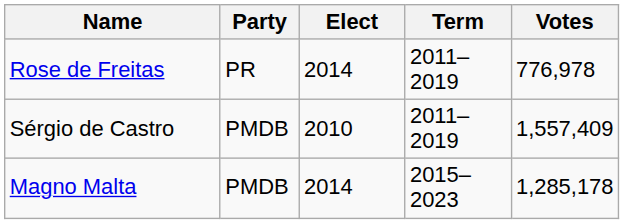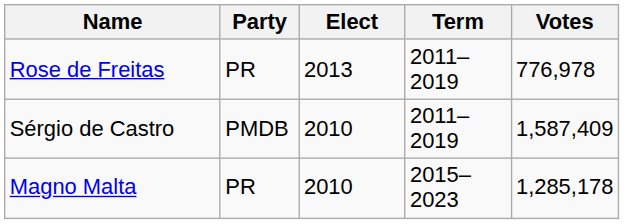(328, 68) 2014 -> (328, 68) 2013
(565, 128) 1,557,409 -> (565, 128) 1,587,409
(257, 187) PMDB -> (241, 187) PR
(328, 187) 2014 -> (328, 187) 2010
